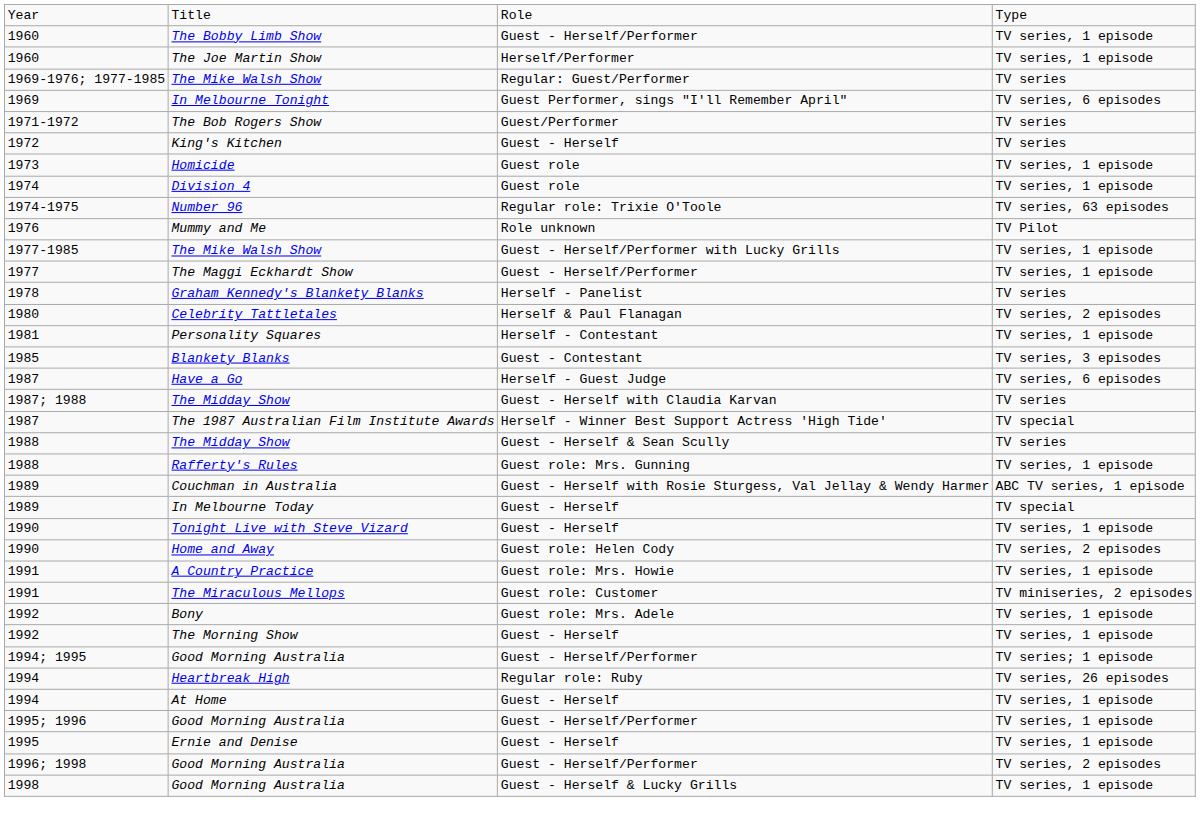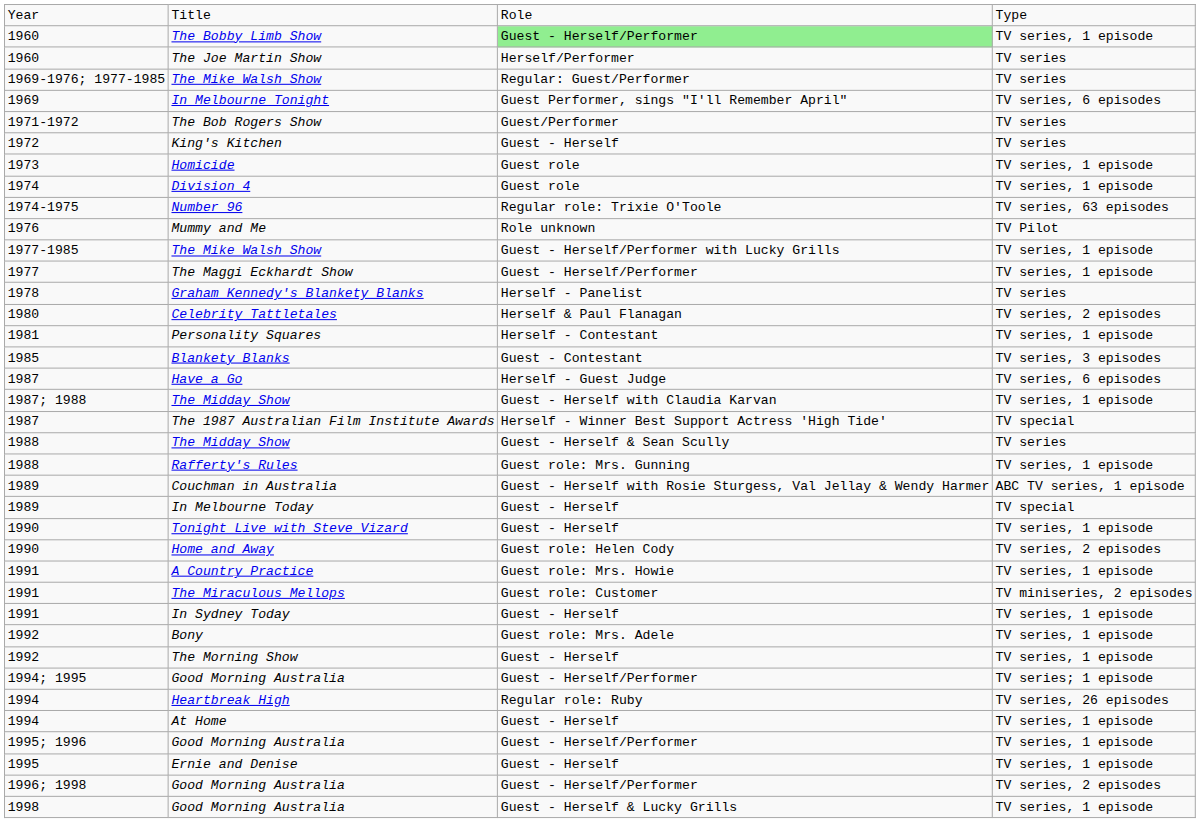(599, 37) no background -> (599, 37) lightgreen background
(1074, 58) TV series, 1 episode -> (1031, 58) TV series
(1031, 400) TV series -> (1074, 400) TV series, 1 episode
+ row: (23, 614)
